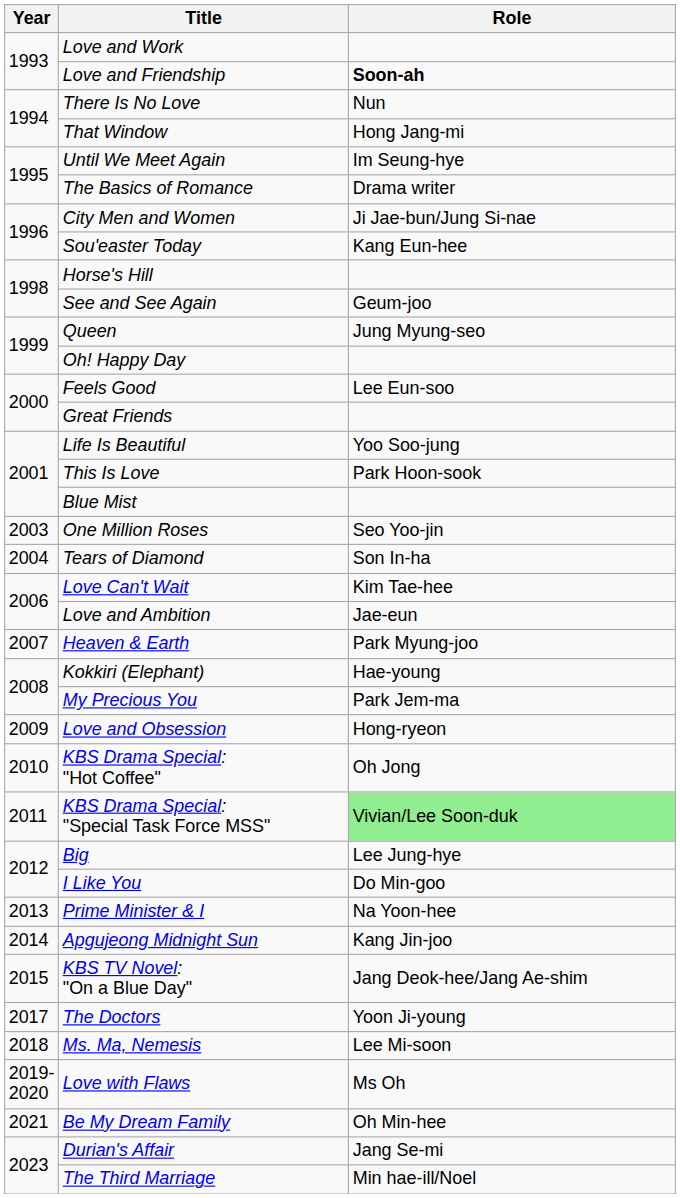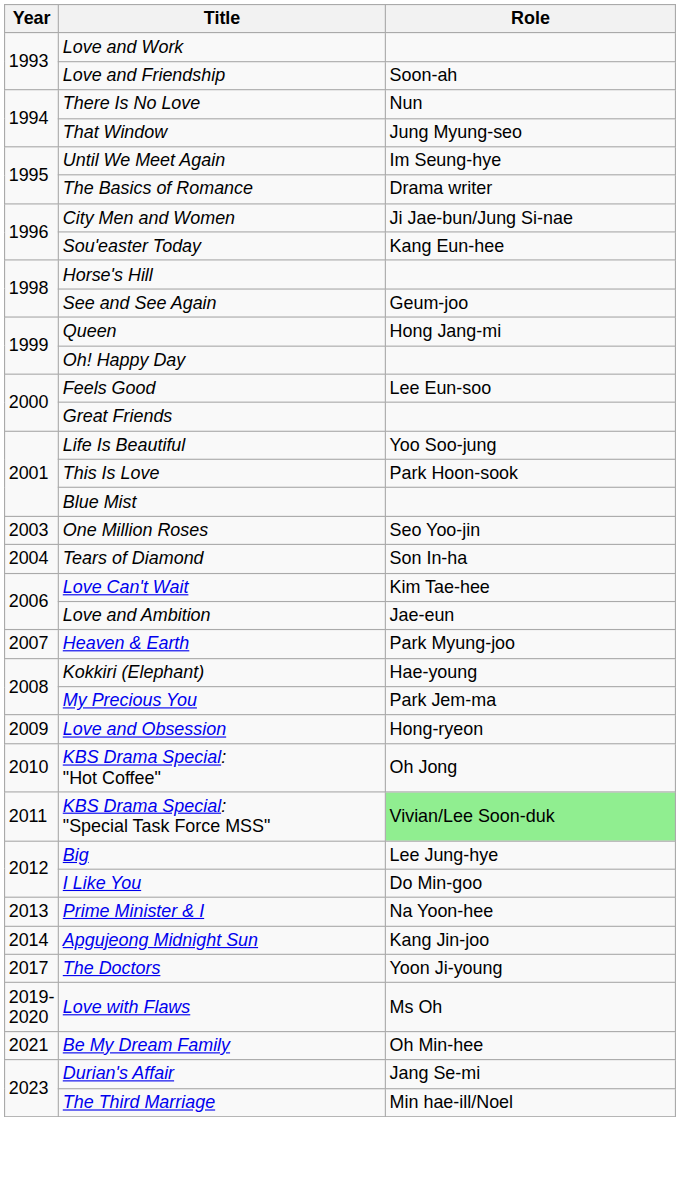(389, 75) bold -> (423, 75) normal
(408, 132) Hong Jang-mi -> (456, 132) Jung Myung-seo
(419, 331) Jung Myung-seo -> (445, 331) Hong Jang-mi
- row: (127, 978)
- row: (132, 1045)
